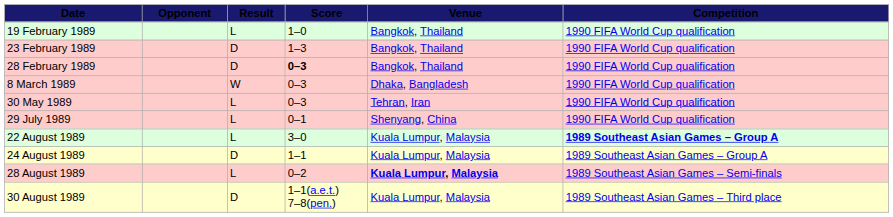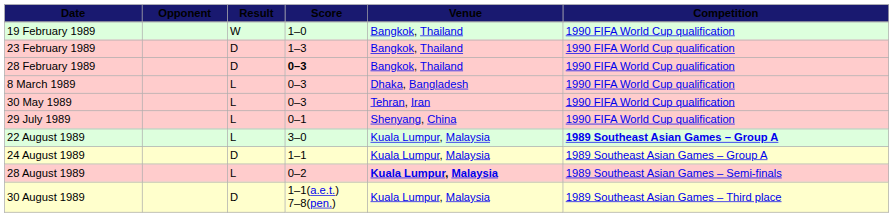(233, 31) L -> (235, 31) W
(235, 84) W -> (233, 84) L
